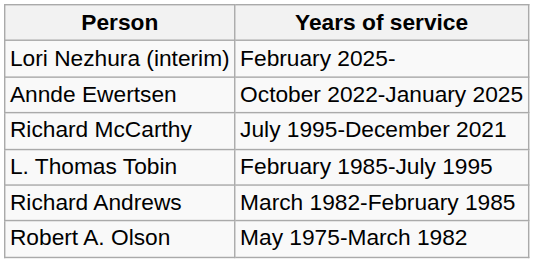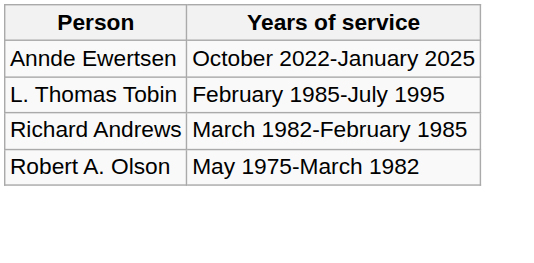- row: (120, 58)
- row: (101, 130)
